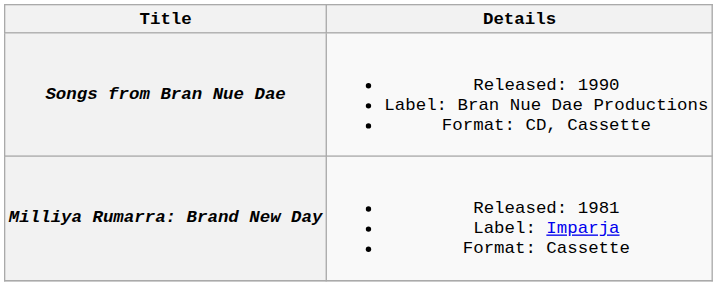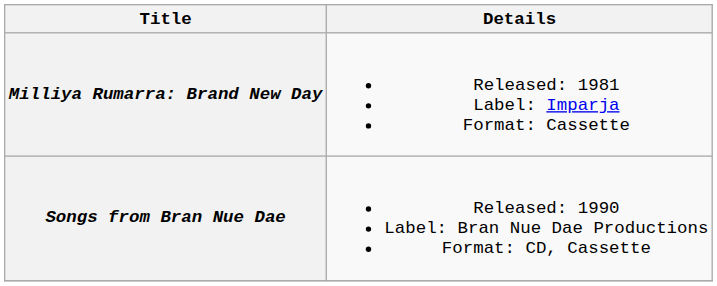rows swapped: (166, 218) <-> (166, 95)
